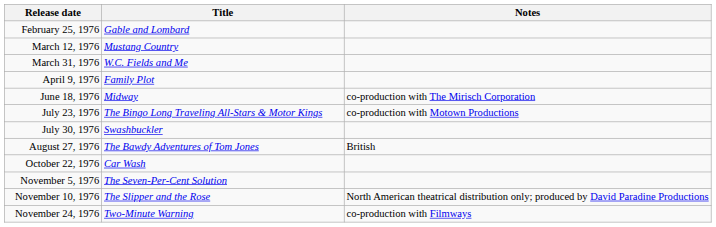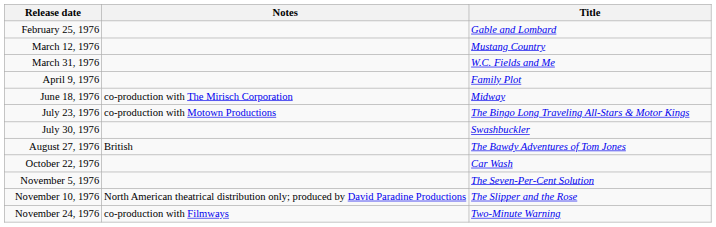columns swapped: (223, 12) <-> (528, 12)
